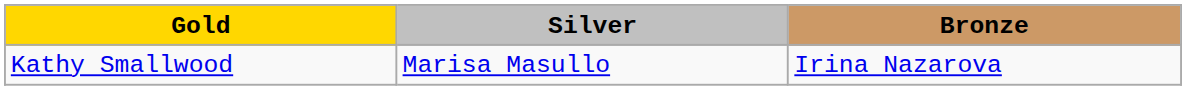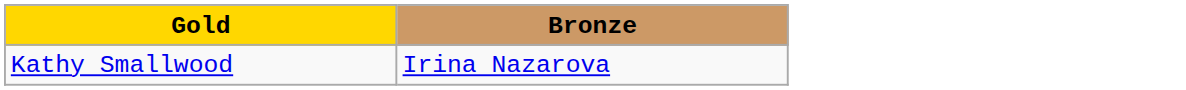- column: (593, 25)
